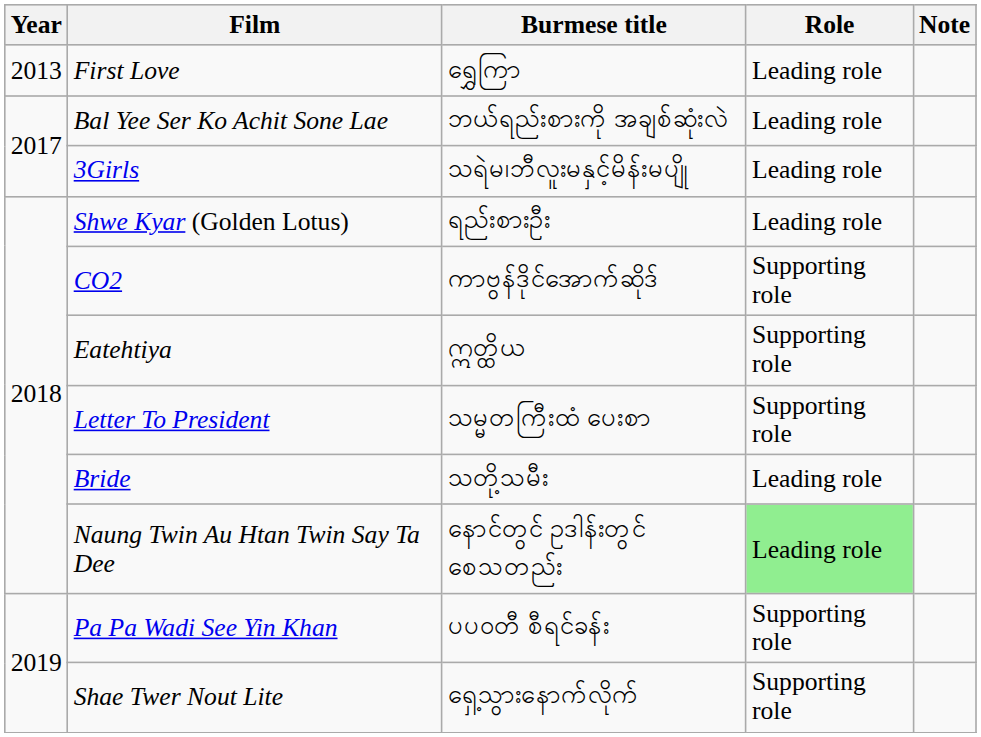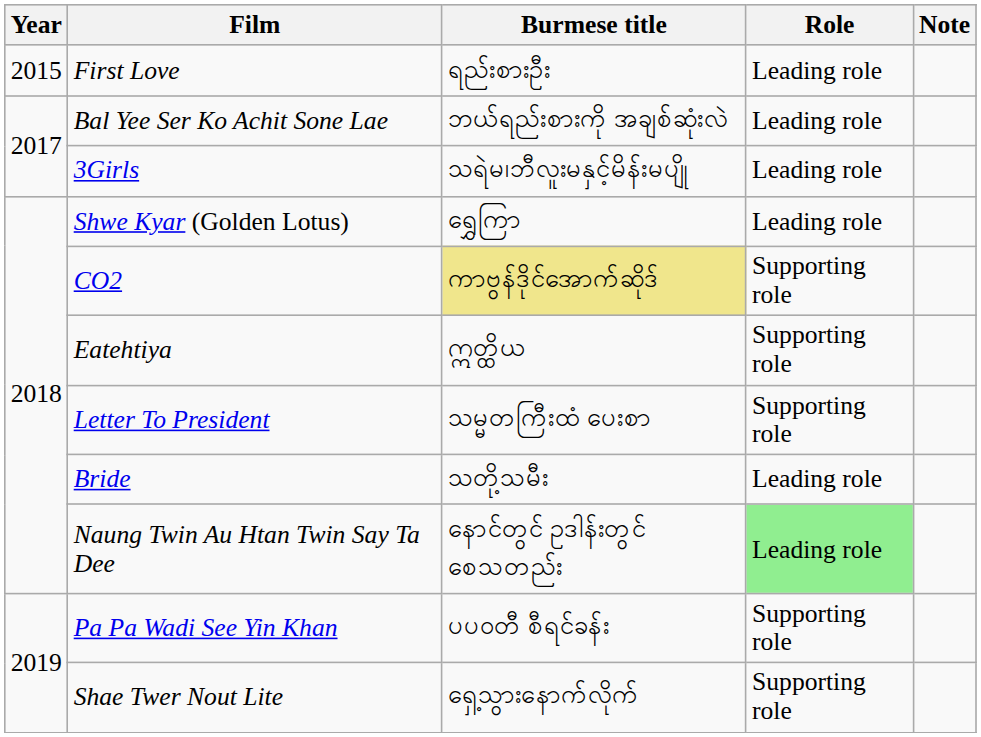(36, 70) 2013 -> (36, 70) 2015
(484, 68) ရွှေကြာ -> (499, 68) ရည်းစားဦး
(499, 219) ရည်းစားဦး -> (484, 219) ရွှေကြာ
(553, 278) no background -> (553, 278) khaki background
